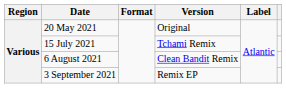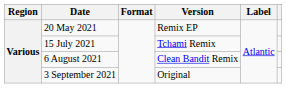(174, 28) Original -> (177, 28) Remix EP
(177, 75) Remix EP -> (174, 75) Original
